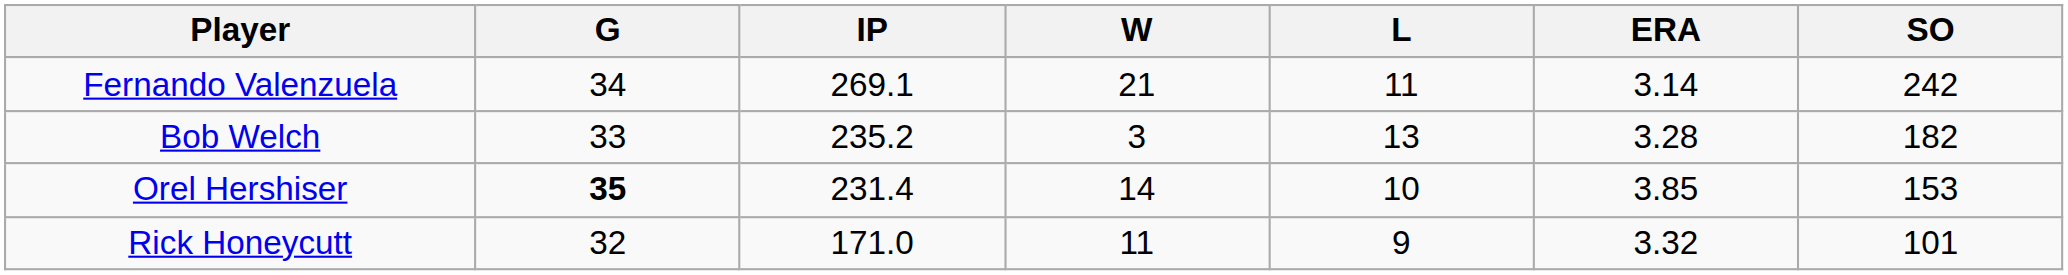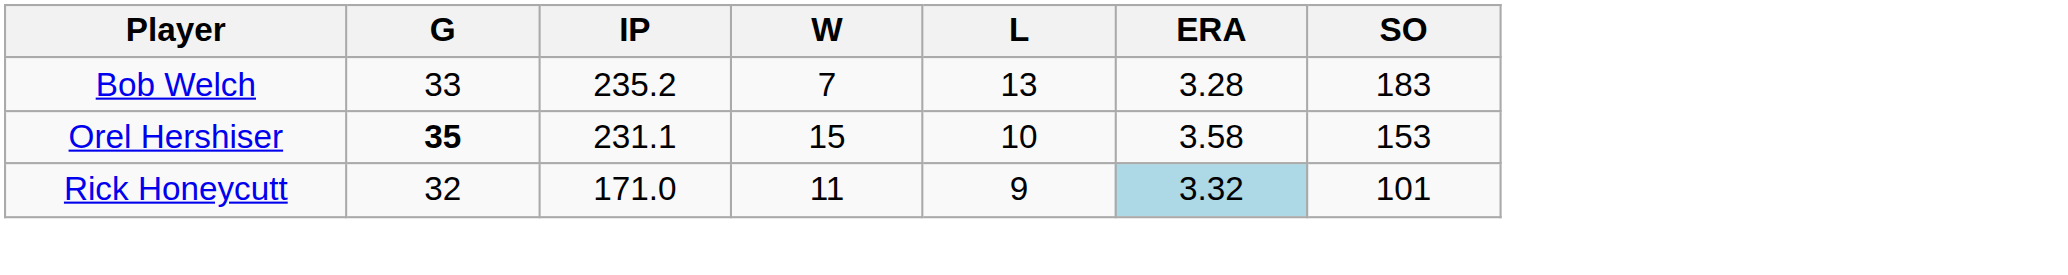- row: (240, 83)
(1137, 136) 3 -> (827, 83) 7
(1930, 136) 182 -> (1403, 83) 183
(872, 189) 231.4 -> (635, 136) 231.1
(1137, 189) 14 -> (827, 136) 15
(1666, 189) 3.85 -> (1211, 136) 3.58
(1666, 242) no background -> (1211, 189) lightblue background
